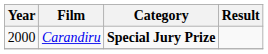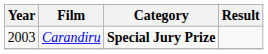(22, 37) 2000 -> (22, 37) 2003
